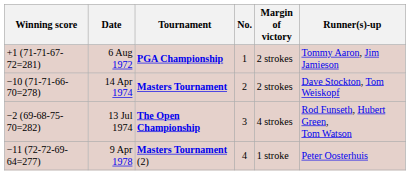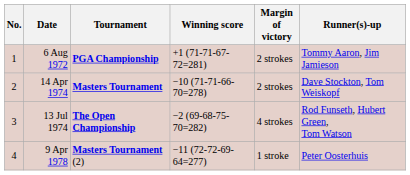columns swapped: (245, 24) <-> (46, 24)
